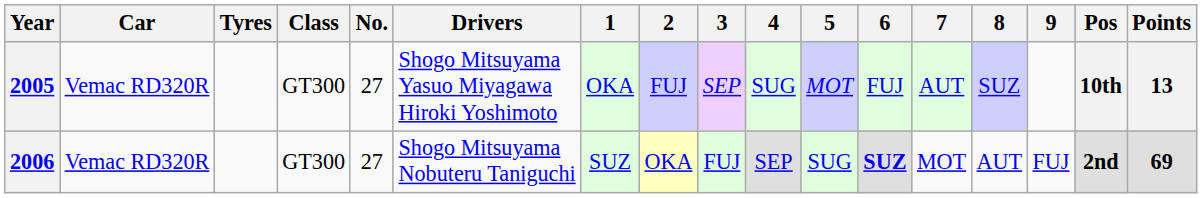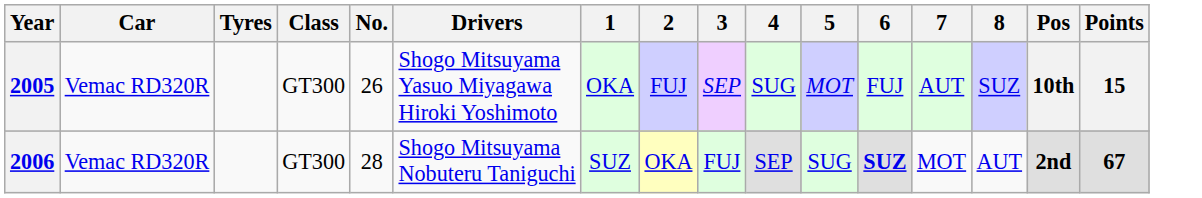- column: (1051, 23)
(372, 85) 27 -> (372, 85) 26
(1162, 85) 13 -> (1114, 85) 15
(372, 161) 27 -> (372, 161) 28
(1162, 161) 69 -> (1114, 161) 67
